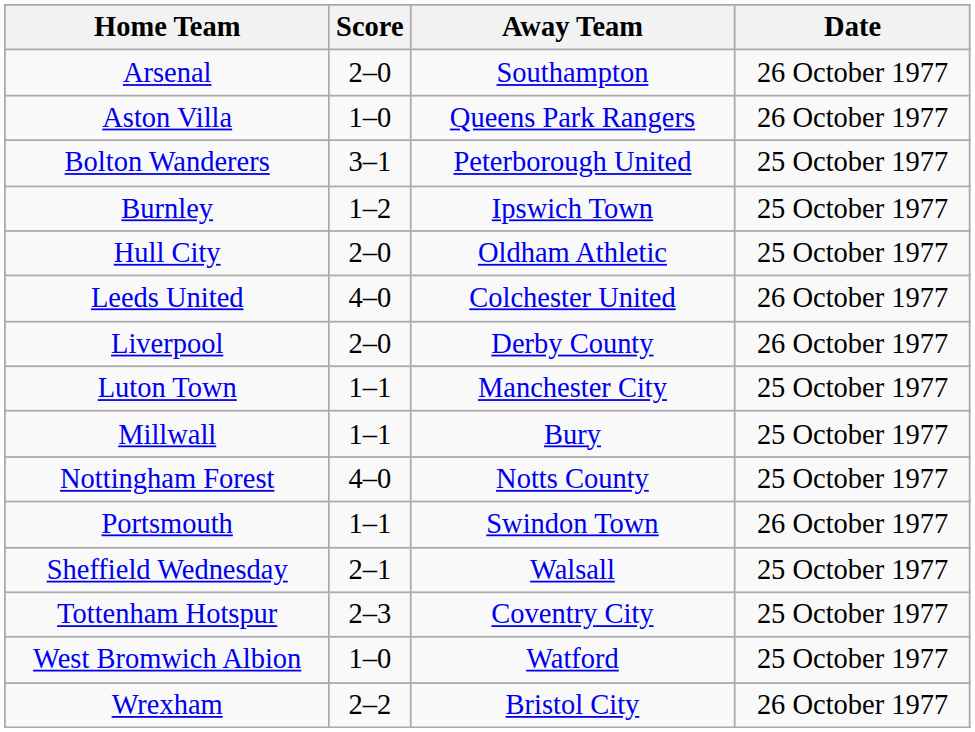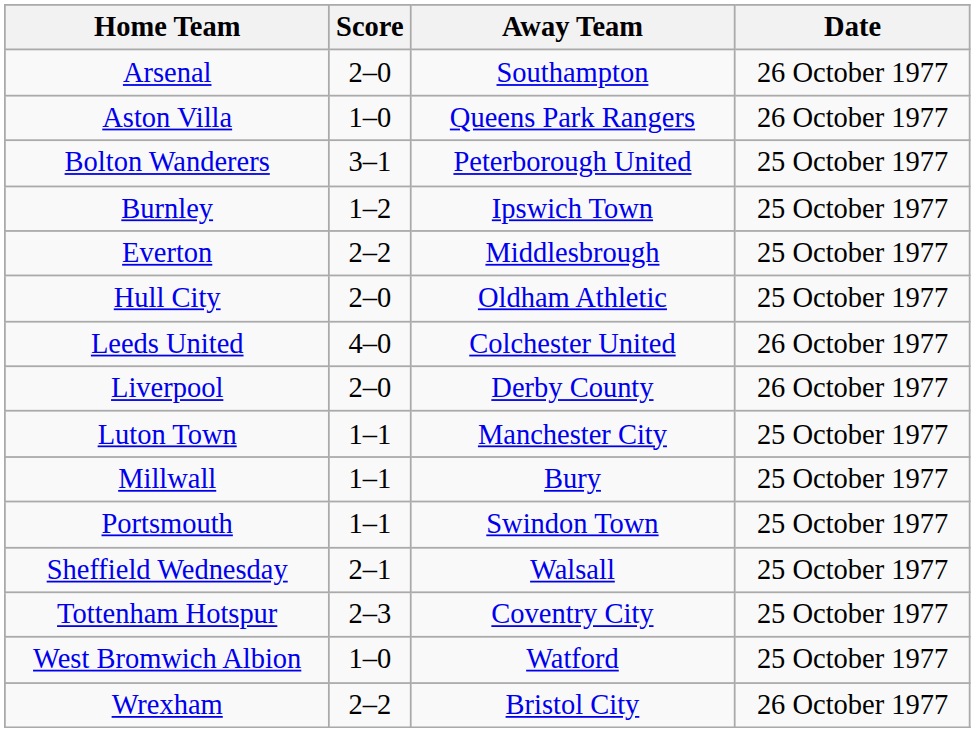+ row: (167, 252)
- row: (167, 478)
(853, 523) 26 October 1977 -> (853, 523) 25 October 1977
